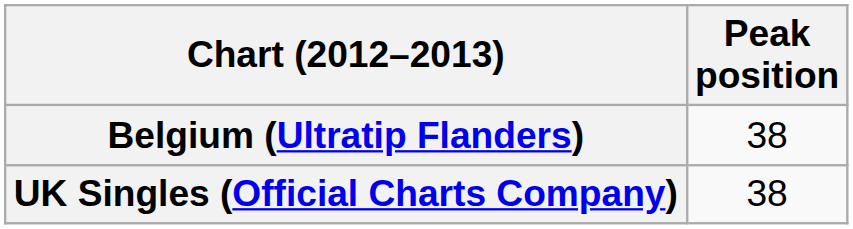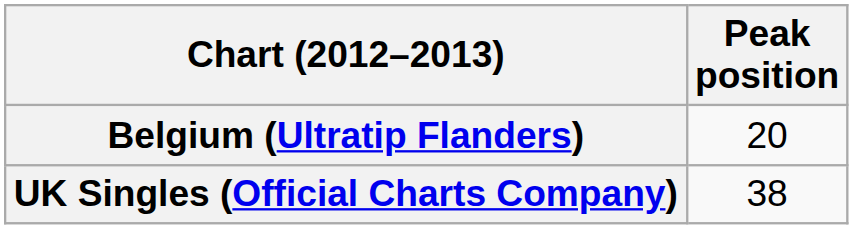(767, 134) 38 -> (767, 134) 20
